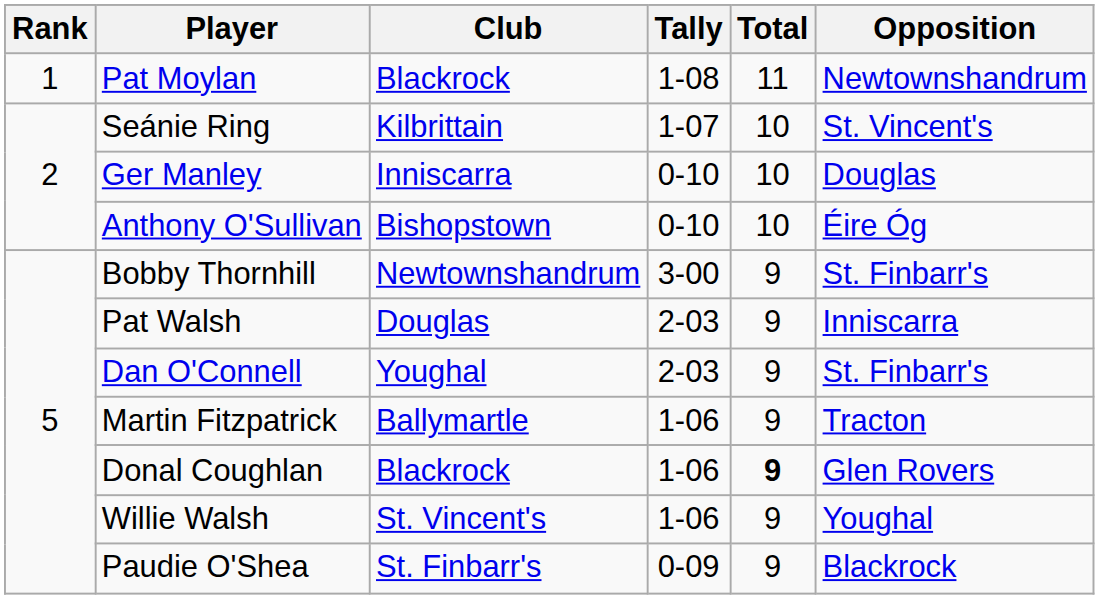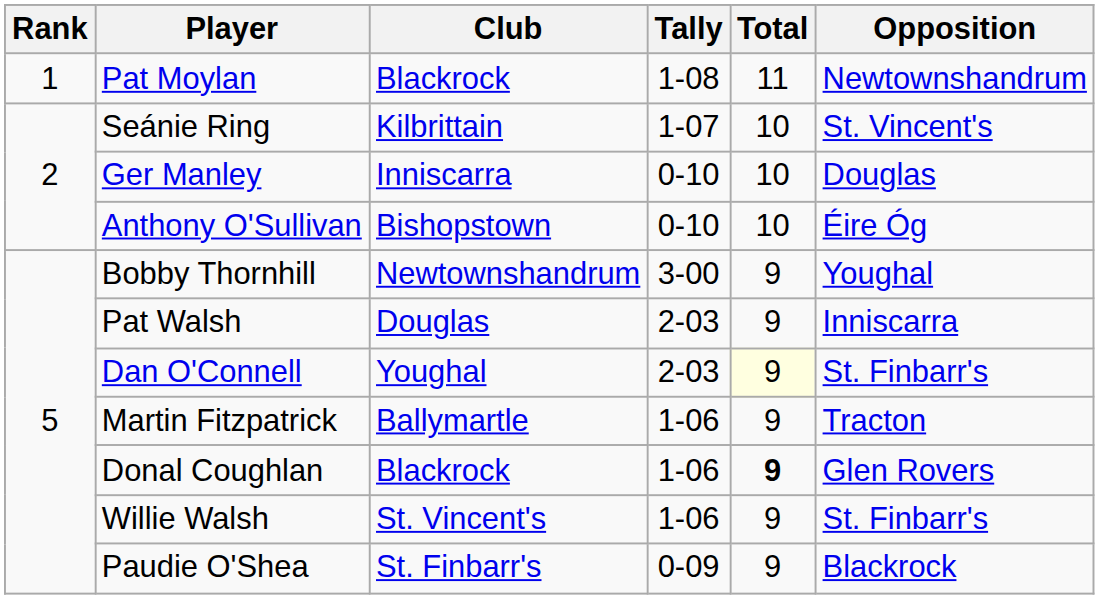(905, 273) St. Finbarr's -> (878, 273) Youghal
(773, 371) no background -> (773, 371) lightyellow background
(878, 518) Youghal -> (905, 518) St. Finbarr's
